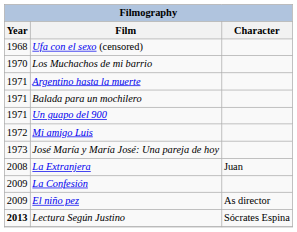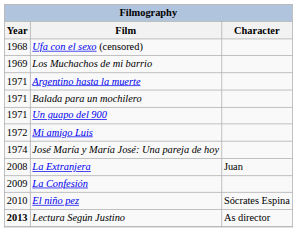(17, 64) 1970 -> (17, 64) 1969
(17, 150) 1973 -> (17, 150) 1974
(17, 201) 2009 -> (17, 201) 2010
(247, 201) As director -> (257, 201) Sócrates Espina
(257, 218) Sócrates Espina -> (247, 218) As director
